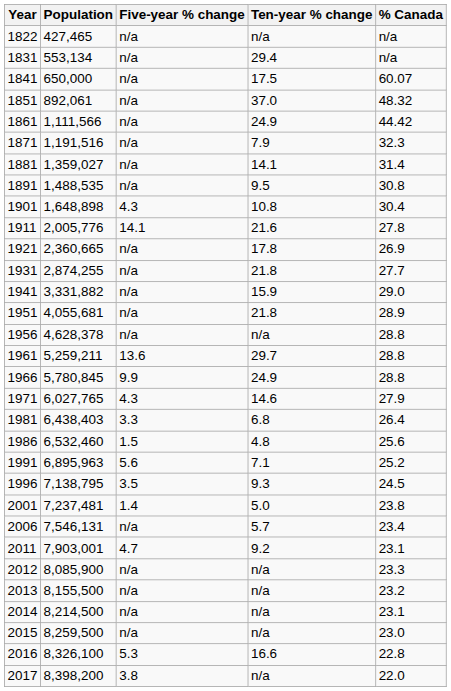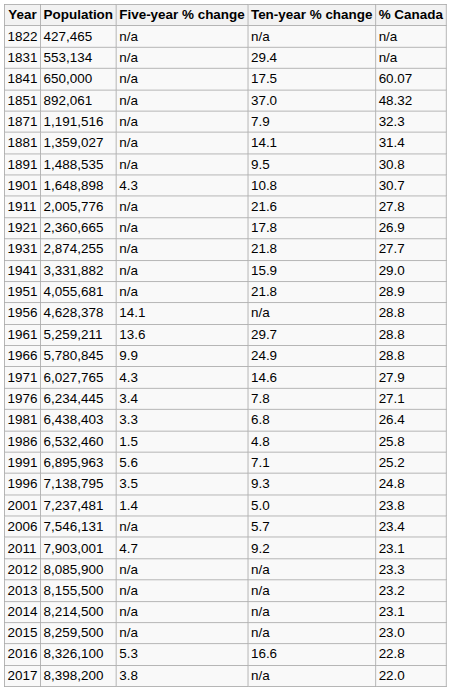- row: (22, 121)
(392, 206) 30.4 -> (392, 185) 30.7
(132, 228) 14.1 -> (129, 206) n/a
(129, 334) n/a -> (132, 313) 14.1
+ row: (22, 398)
(392, 441) 25.6 -> (392, 441) 25.8
(392, 484) 24.5 -> (392, 484) 24.8
